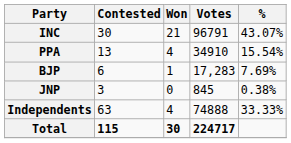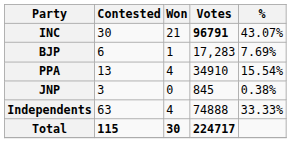(211, 33) normal -> (211, 33) bold
rows swapped: (49, 52) <-> (49, 71)
